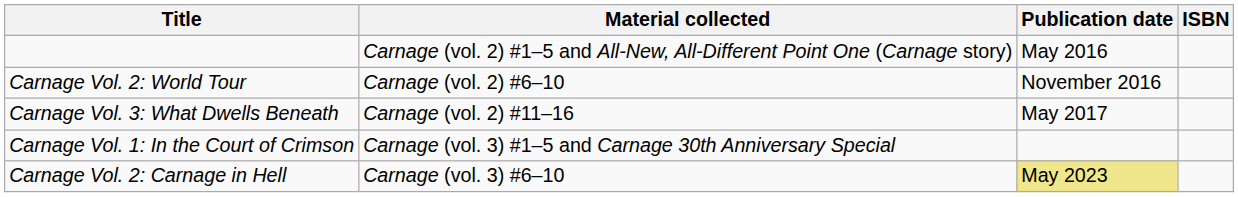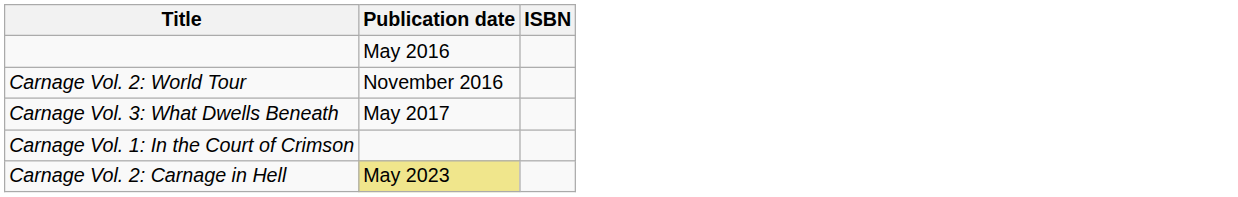- column: (688, 20)
